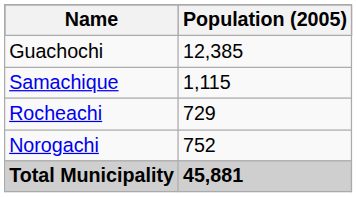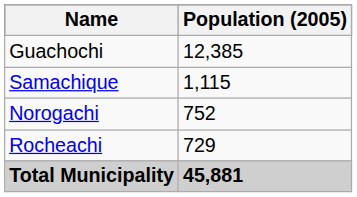rows swapped: (54, 144) <-> (56, 113)
